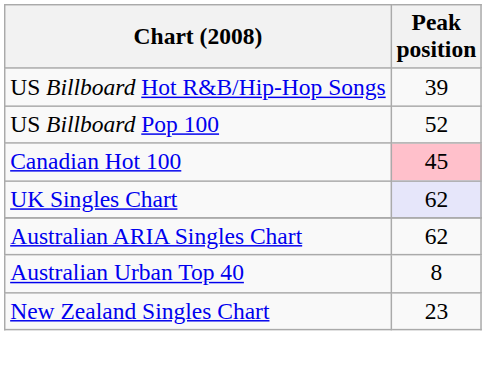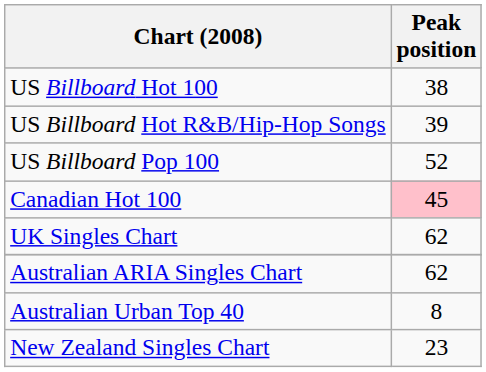+ row: (114, 86)
(436, 198) lavender background -> (436, 236) no background
